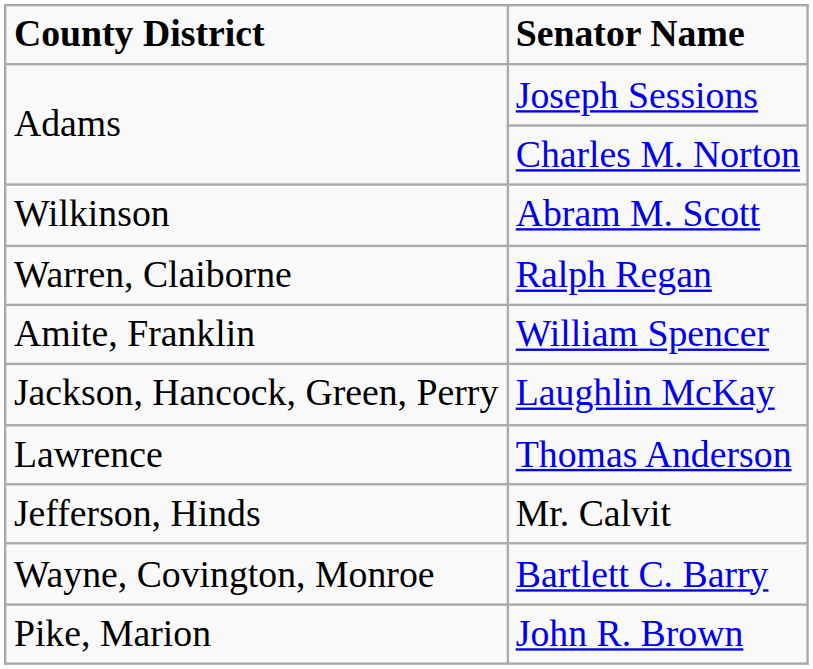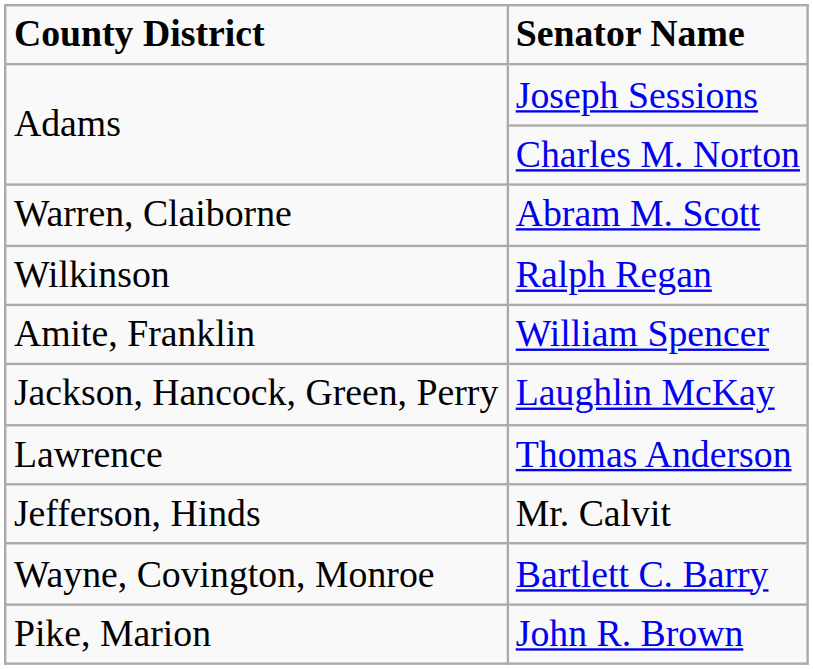(92, 214) Wilkinson -> (153, 214) Warren, Claiborne
(153, 273) Warren, Claiborne -> (92, 273) Wilkinson
